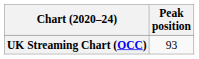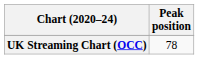(171, 44) 93 -> (171, 44) 78
